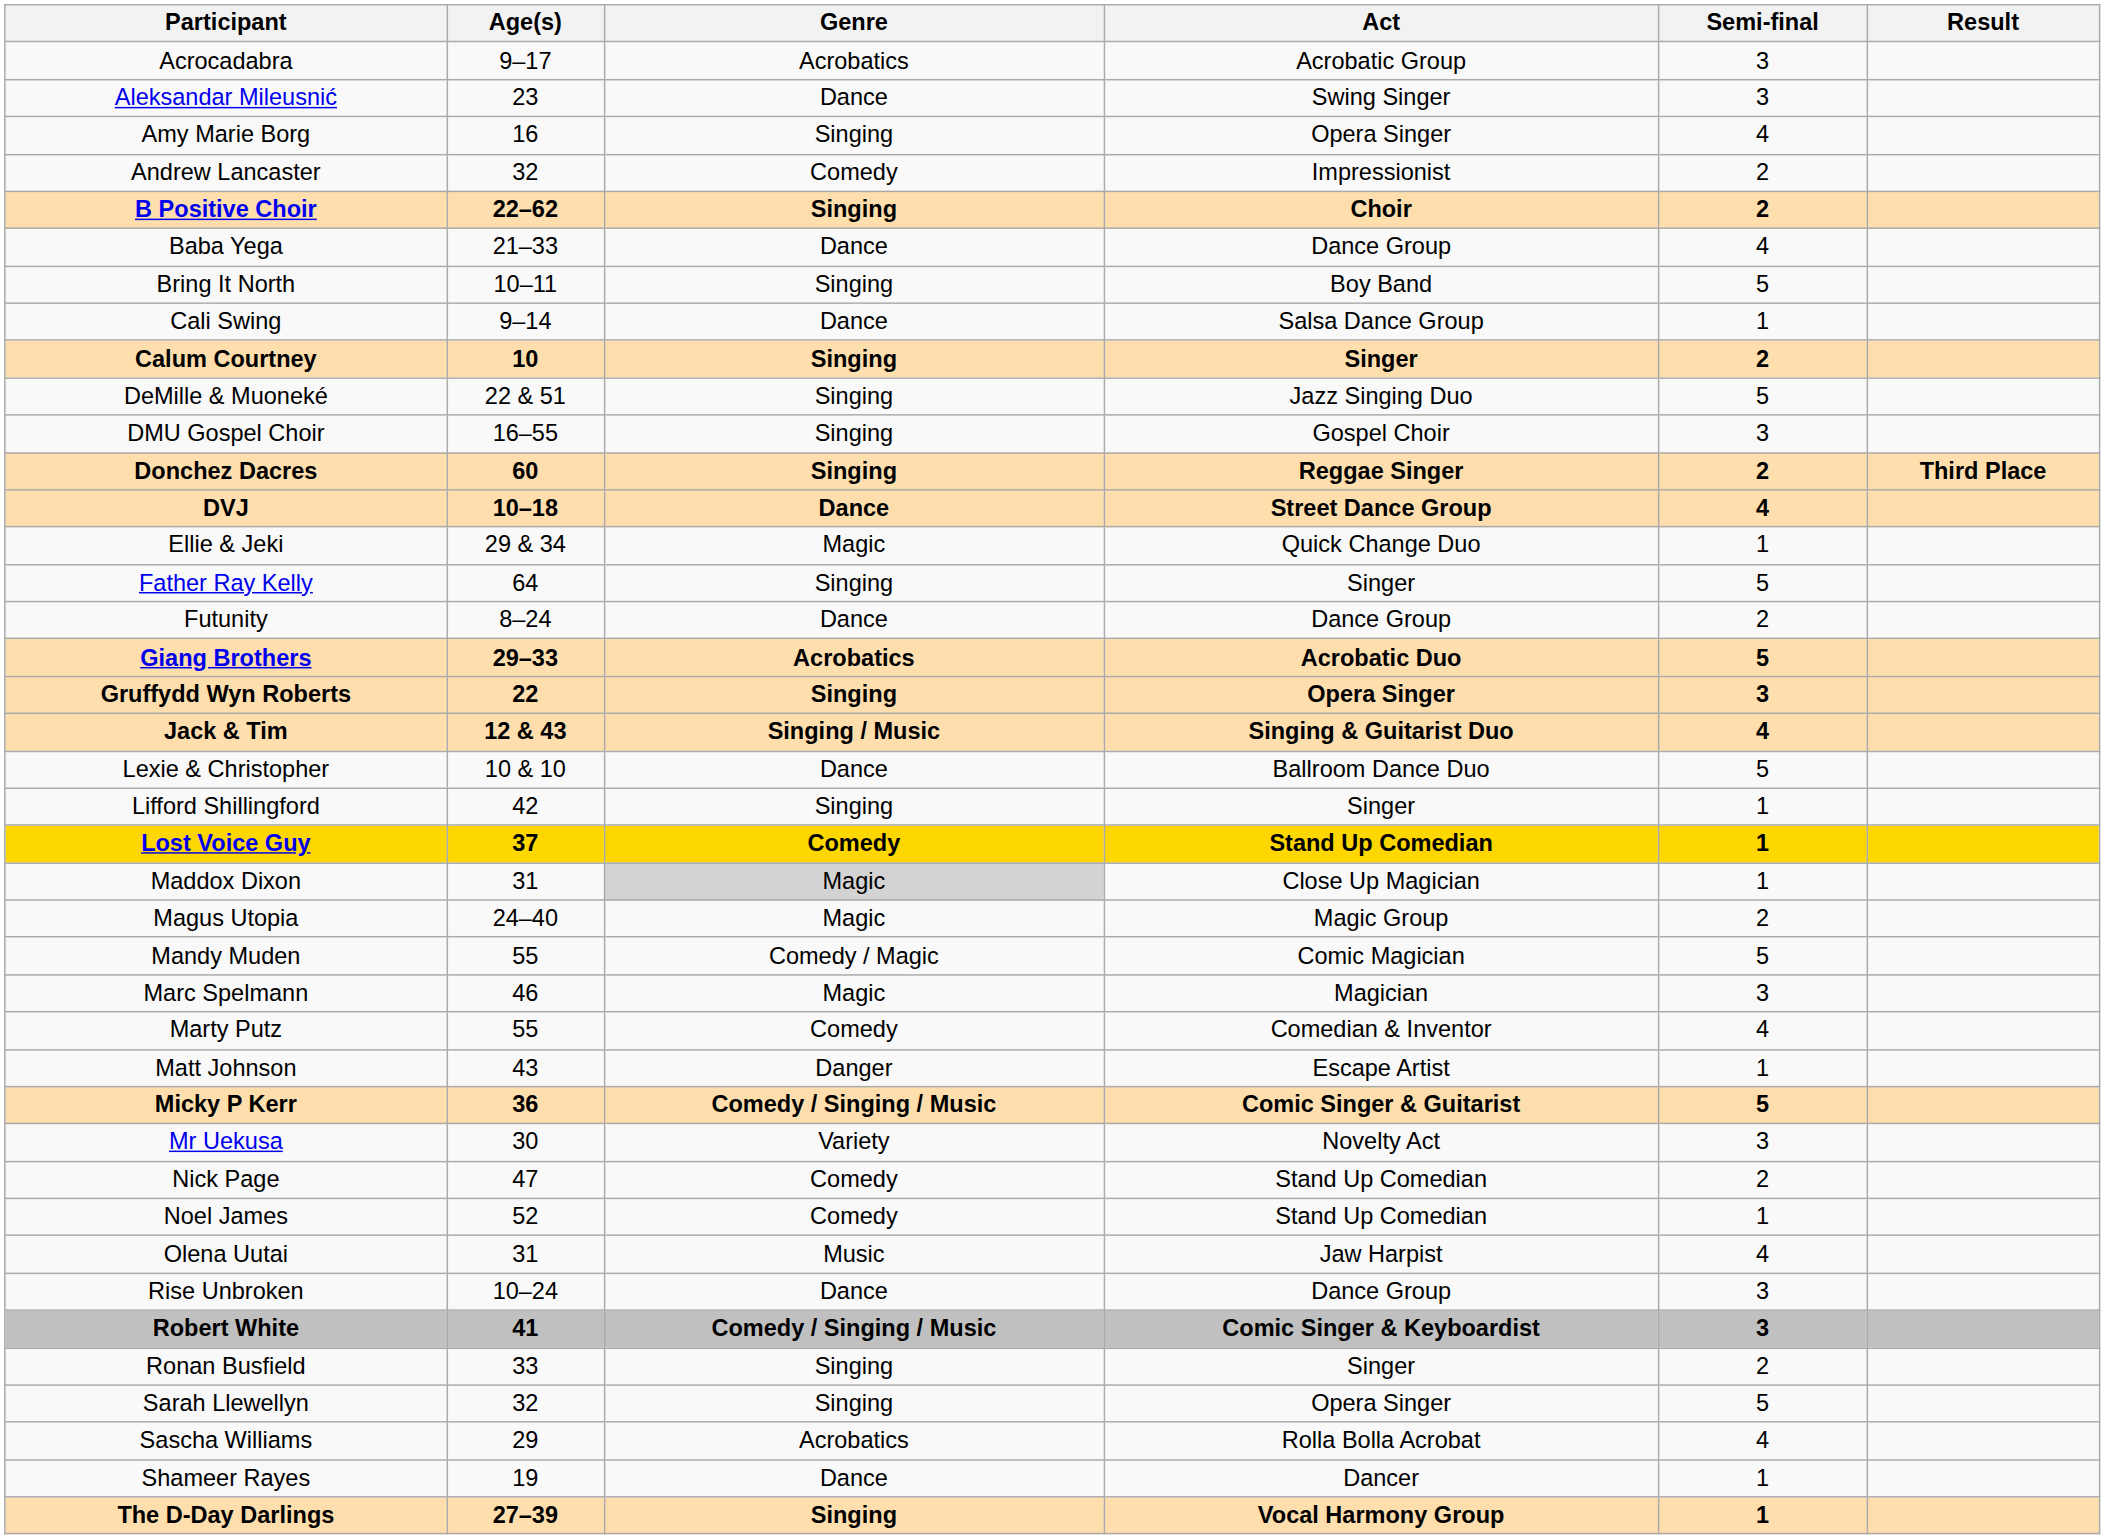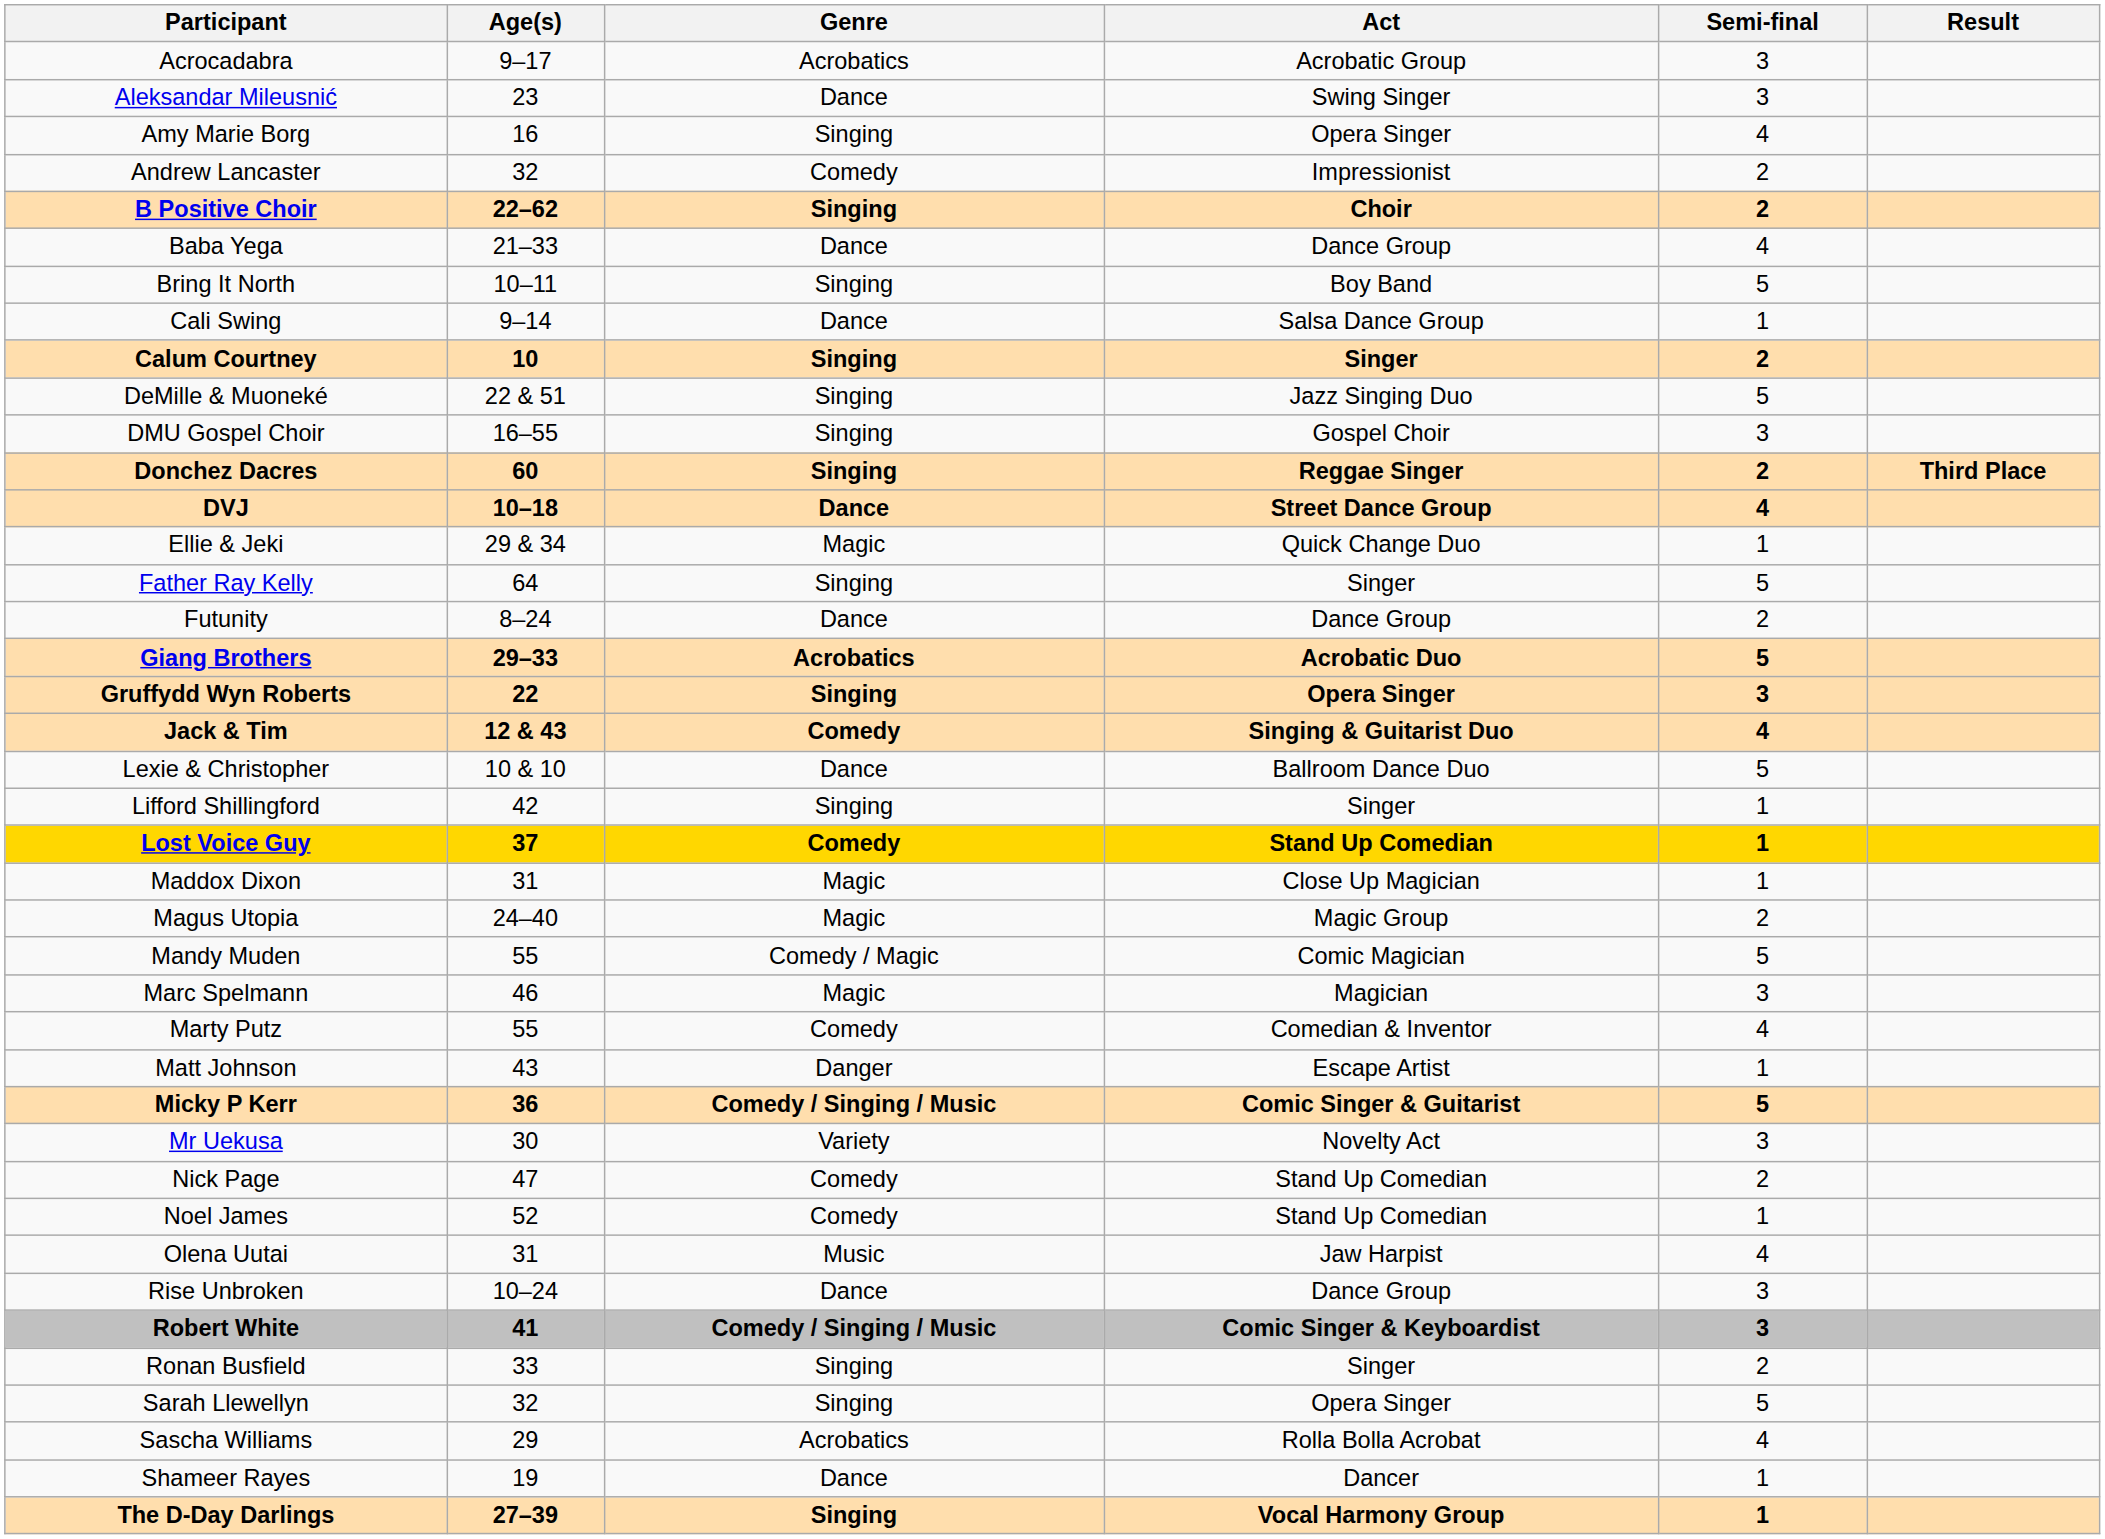(854, 731) Singing / Music -> (854, 731) Comedy
(854, 881) lightgrey background -> (854, 881) no background
